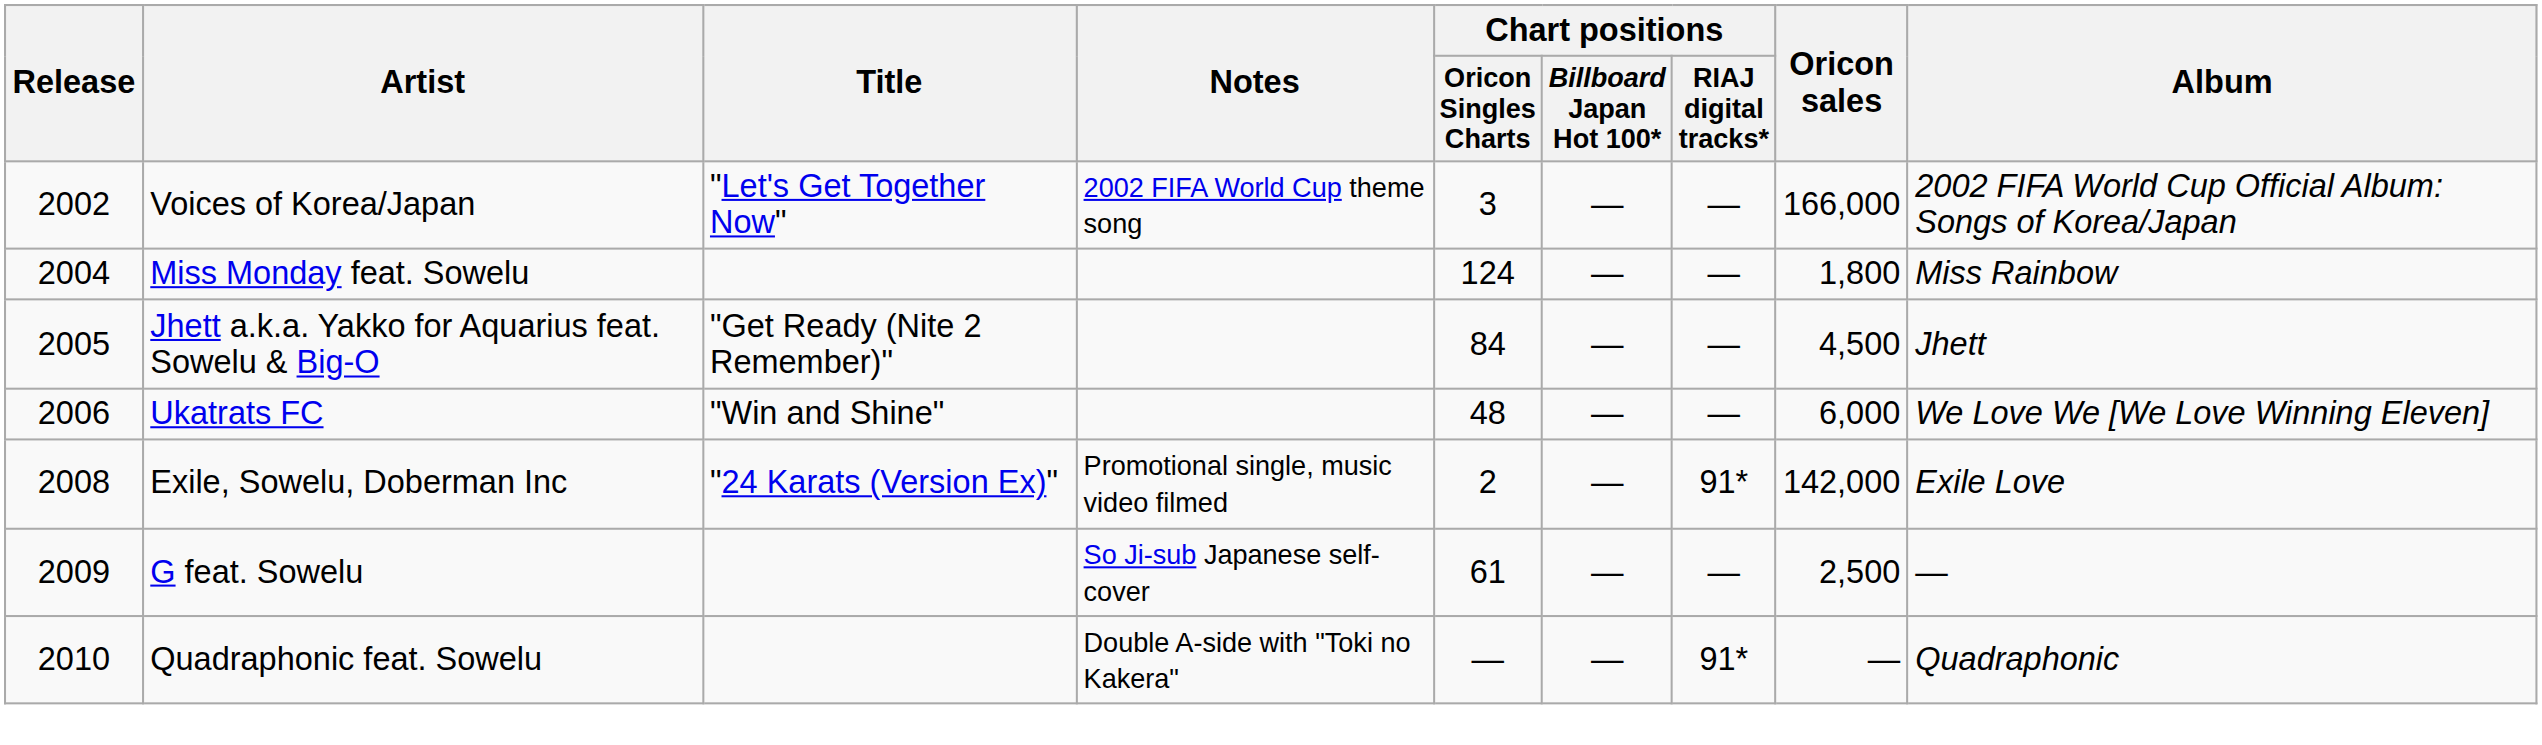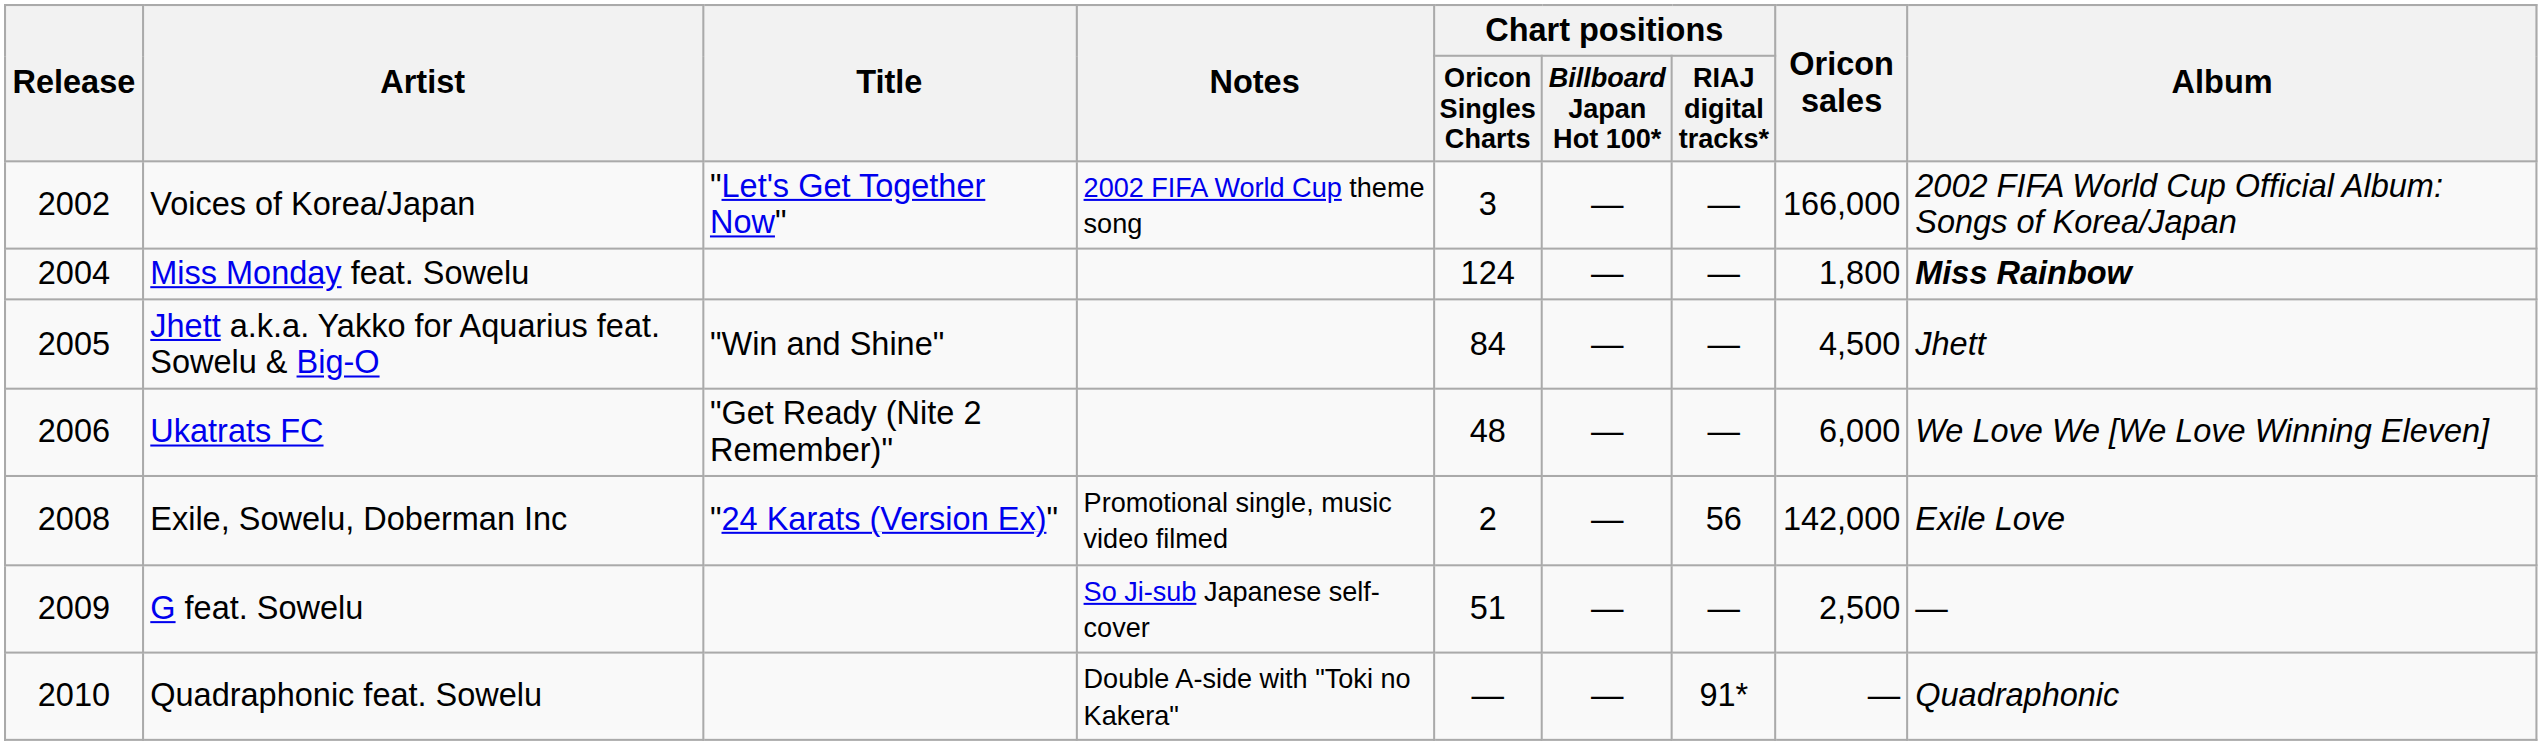(2016, 273) normal -> (2024, 273) bold
(846, 343) "Get Ready (Nite 2 Remember)" -> (827, 343) "Win and Shine"
(827, 413) "Win and Shine" -> (846, 431) "Get Ready (Nite 2 Remember)"
(1724, 483) 91* -> (1724, 519) 56
(1488, 571) 61 -> (1488, 607) 51
